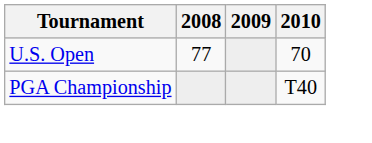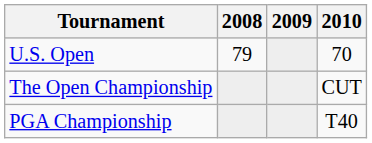(201, 54) 77 -> (242, 54) 79
+ row: (111, 88)
